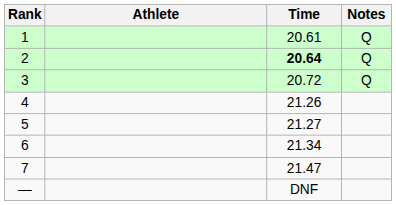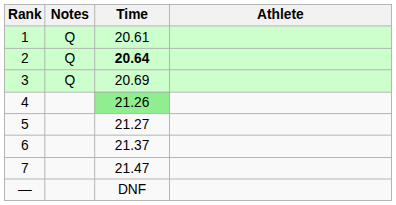columns swapped: (156, 15) <-> (366, 15)
(304, 80) 20.72 -> (132, 80) 20.69
(304, 102) no background -> (132, 102) lightgreen background
(304, 146) 21.34 -> (132, 146) 21.37
